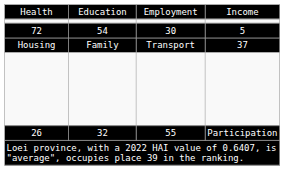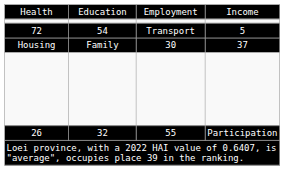(171, 31) 30 -> (171, 31) Transport
(171, 45) Transport -> (171, 45) 30
